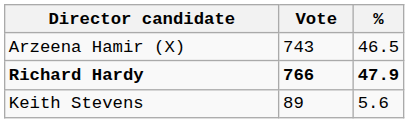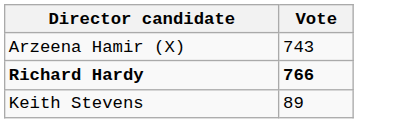- column: (378, 19)
